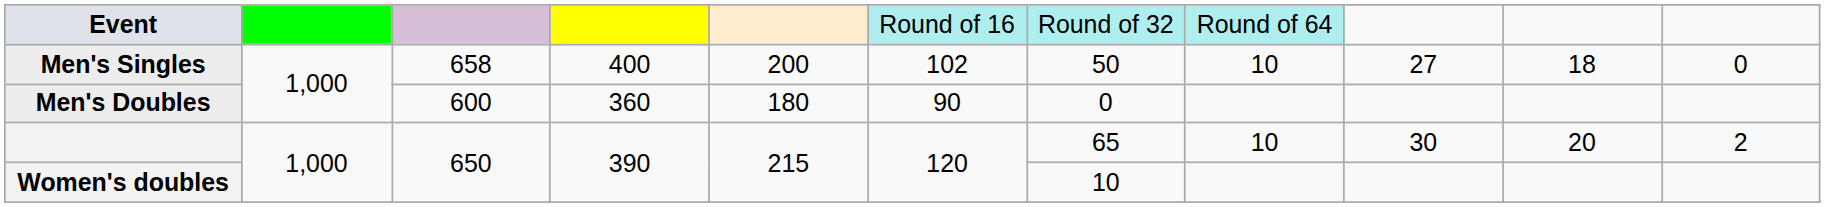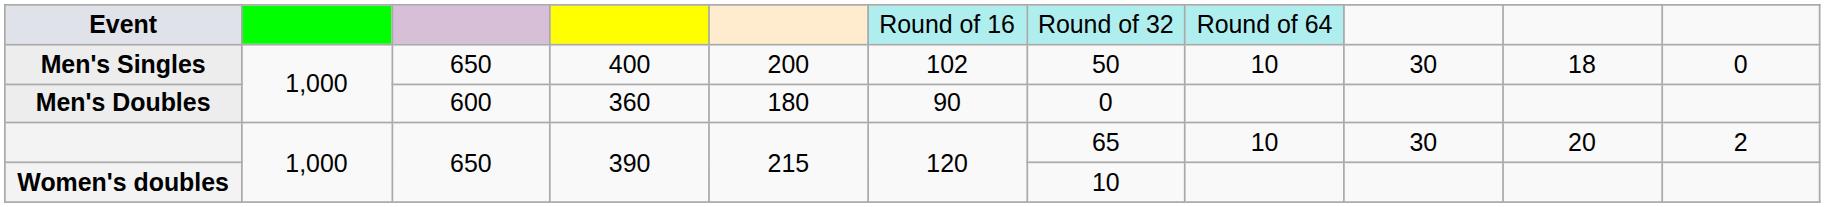(471, 64) 658 -> (471, 64) 650
(1423, 64) 27 -> (1423, 64) 30
